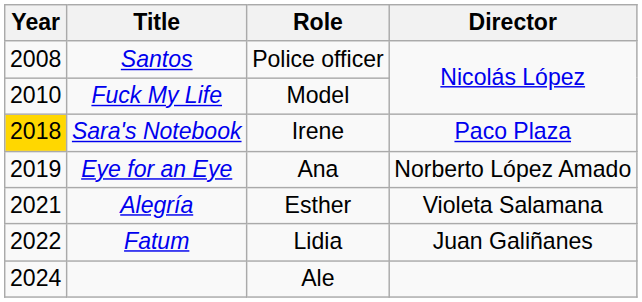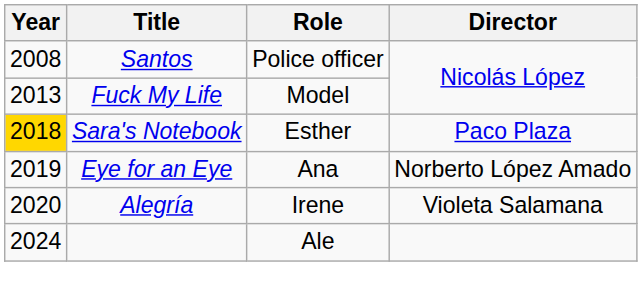(36, 95) 2010 -> (36, 95) 2013
(318, 132) Irene -> (318, 132) Esther
(36, 205) 2021 -> (36, 205) 2020
(318, 205) Esther -> (318, 205) Irene
- row: (157, 242)
